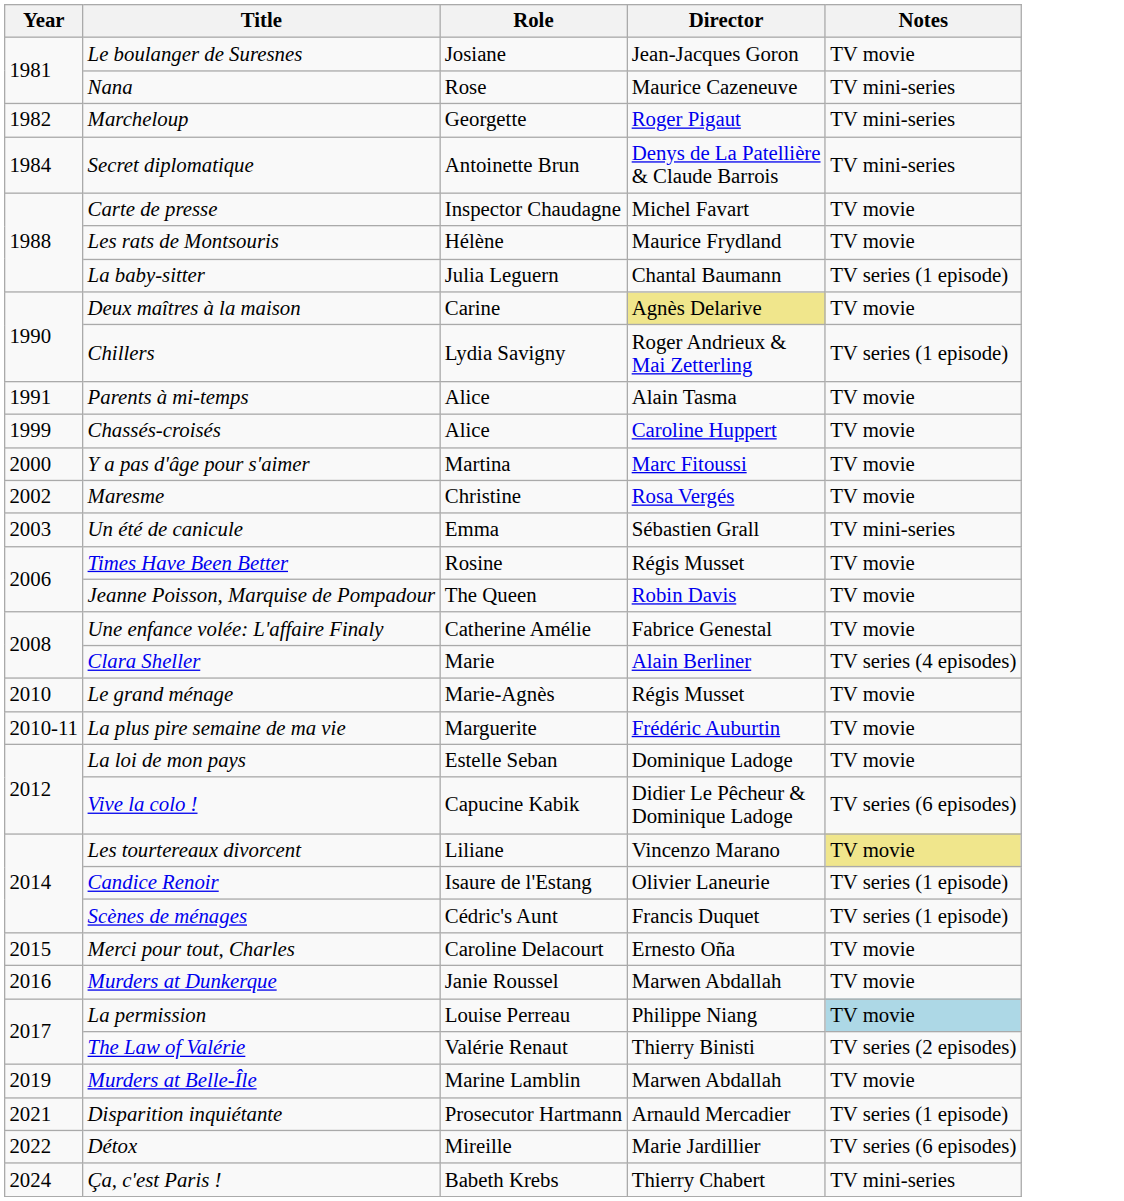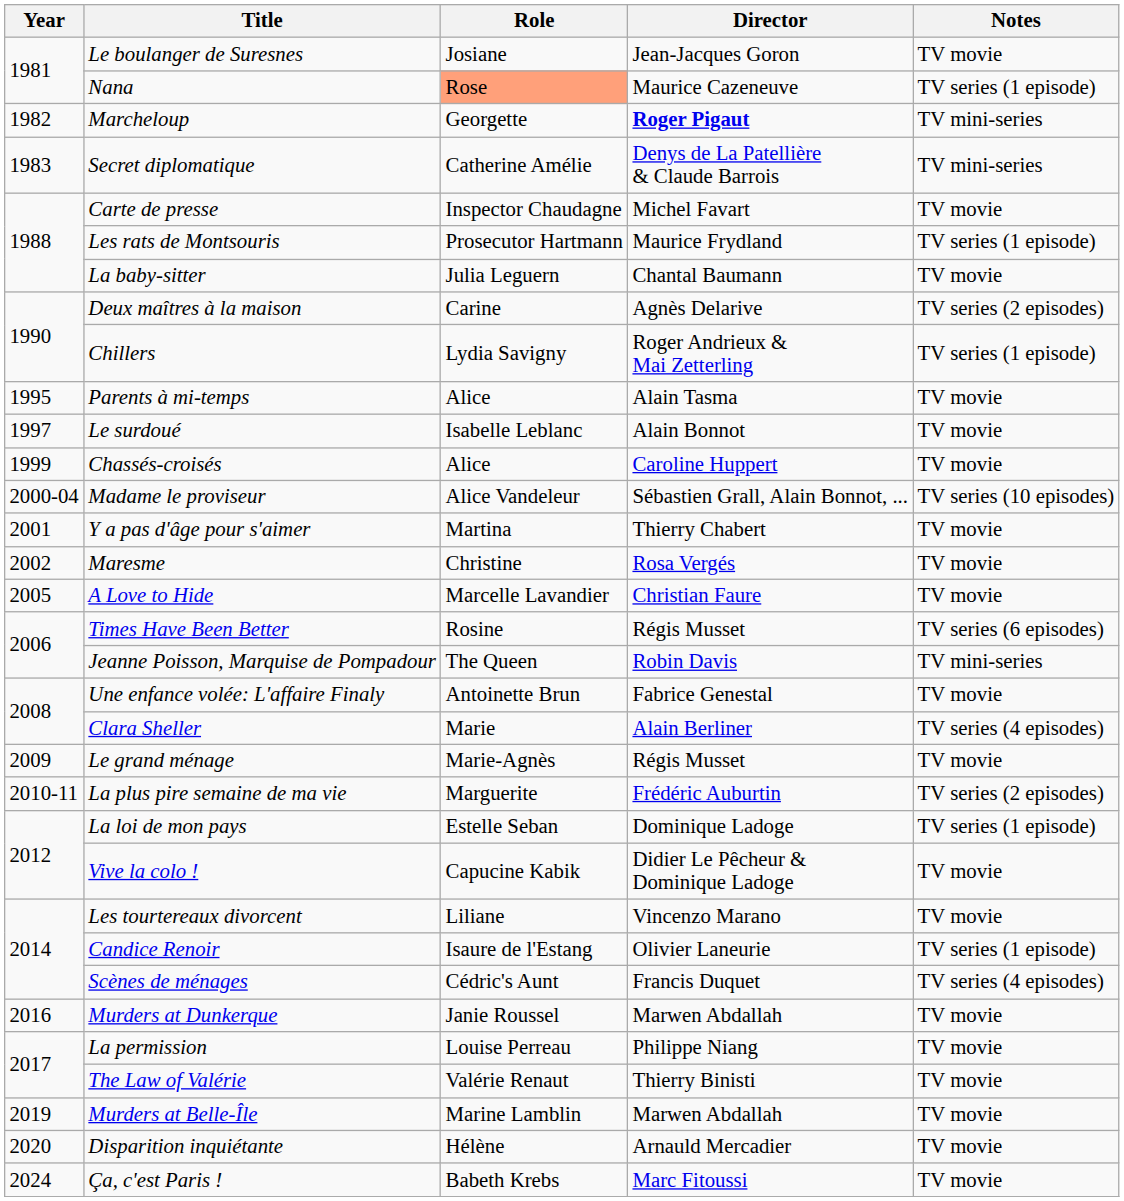(466, 86) no background -> (466, 86) lightsalmon background
(893, 86) TV mini-series -> (1007, 86) TV series (1 episode)
(686, 119) normal -> (691, 119) bold
(30, 164) 1984 -> (30, 164) 1983
(512, 164) Antoinette Brun -> (519, 164) Catherine Amélie
(474, 242) Hélène -> (534, 242) Prosecutor Hartmann
(872, 242) TV movie -> (1007, 242) TV series (1 episode)
(919, 275) TV series (1 episode) -> (960, 275) TV movie
(697, 308) khaki background -> (697, 308) no background
(872, 308) TV movie -> (1011, 308) TV series (2 episodes)
(30, 397) 1991 -> (30, 397) 1995
+ row: (134, 430)
+ row: (177, 496)
(30, 463) 2000 -> (30, 529) 2001
(689, 463) Marc Fitoussi -> (699, 529) Thierry Chabert
- row: (165, 529)
+ row: (151, 595)
(872, 562) TV movie -> (1011, 628) TV series (6 episodes)
(872, 595) TV movie -> (980, 661) TV mini-series
(518, 628) Catherine Amélie -> (513, 694) Antoinette Brun
(30, 694) 2010 -> (30, 760) 2009
(872, 727) TV movie -> (1011, 793) TV series (2 episodes)
(872, 760) TV movie -> (1007, 826) TV series (1 episode)
(923, 805) TV series (6 episodes) -> (960, 871) TV movie
(872, 849) khaki background -> (960, 915) no background
(919, 915) TV series (1 episode) -> (1011, 981) TV series (4 episodes)
- row: (191, 948)
(872, 1014) lightblue background -> (960, 1047) no background
(923, 1047) TV series (2 episodes) -> (960, 1080) TV movie
(30, 1113) 2021 -> (30, 1146) 2020
(533, 1113) Prosecutor Hartmann -> (475, 1146) Hélène
(919, 1113) TV series (1 episode) -> (960, 1146) TV movie
- row: (112, 1146)
(698, 1179) Thierry Chabert -> (690, 1179) Marc Fitoussi
(893, 1179) TV mini-series -> (960, 1179) TV movie
